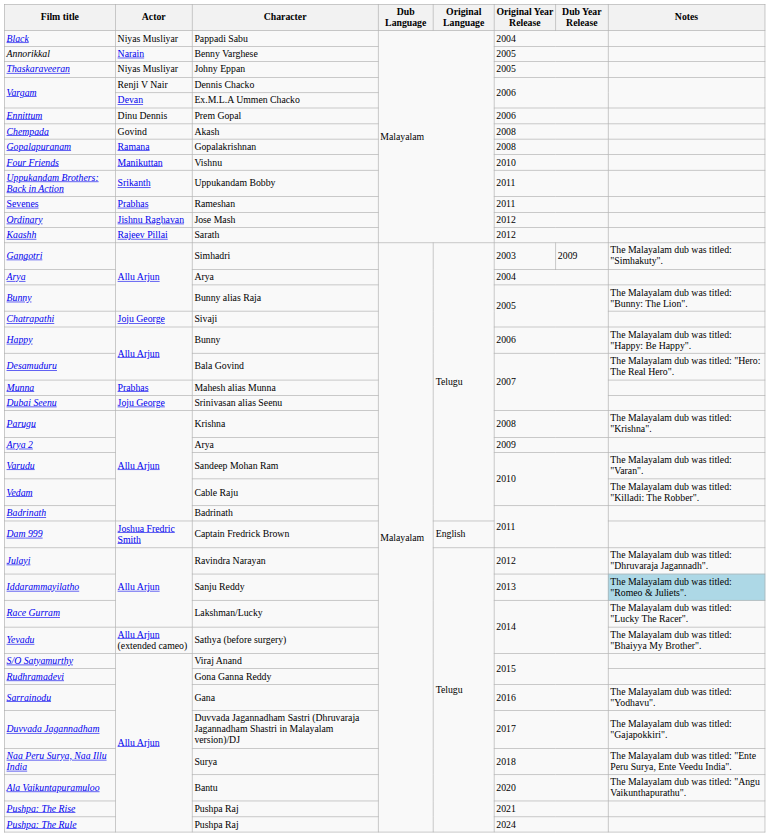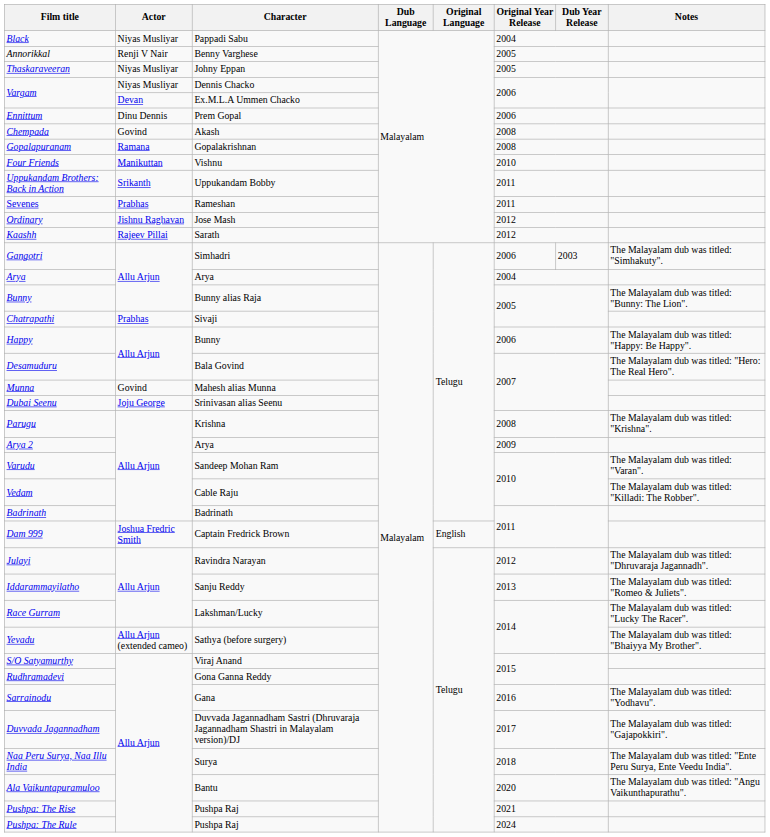(131, 54) Narain -> (143, 54) Renji V Nair
(143, 85) Renji V Nair -> (148, 85) Niyas Musliyar
(506, 256) 2003 -> (506, 256) 2006
(568, 256) 2009 -> (568, 256) 2003
(141, 319) Joju George -> (133, 319) Prabhas
(133, 387) Prabhas -> (132, 387) Govind
(671, 587) lightblue background -> (671, 587) no background
